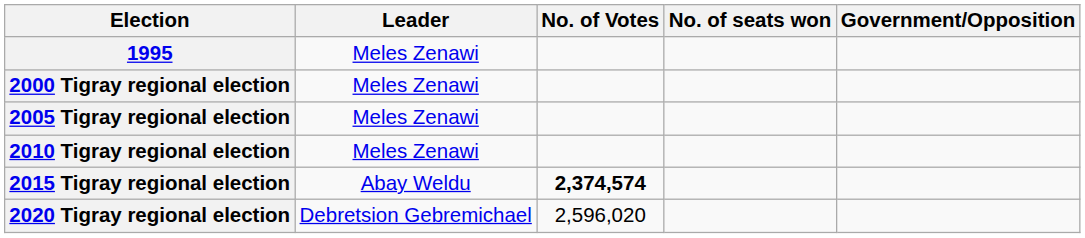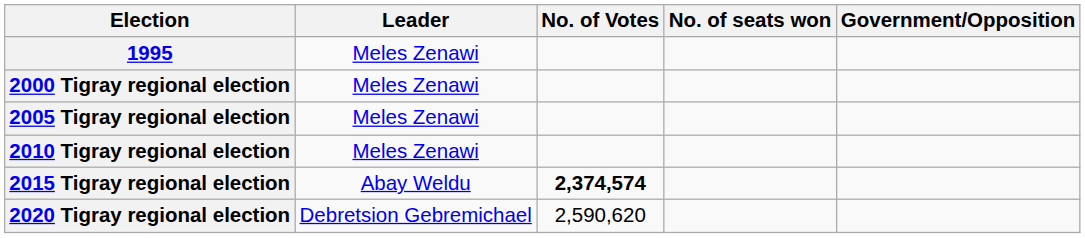(600, 215) 2,596,020 -> (600, 215) 2,590,620
